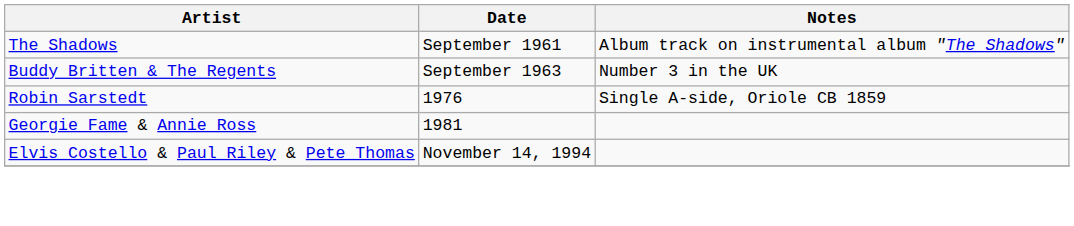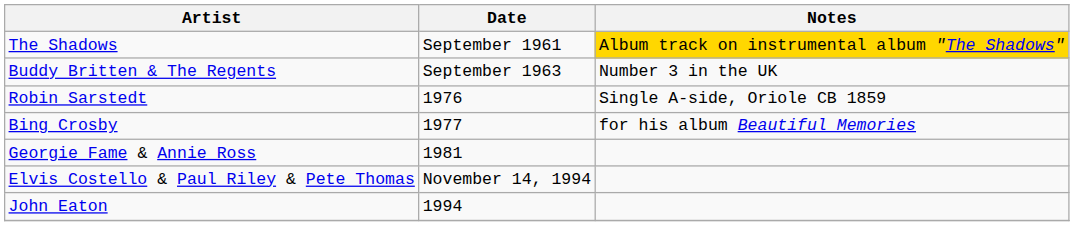(832, 45) no background -> (832, 45) gold background
+ row: (63, 126)
+ row: (58, 206)
